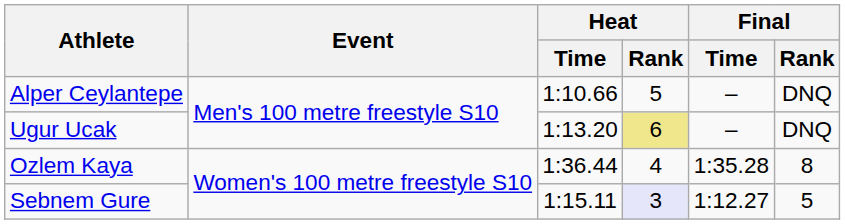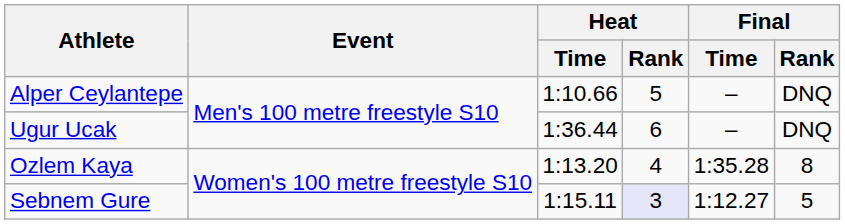(580, 129) 1:13.20 -> (580, 129) 1:36.44
(656, 129) khaki background -> (656, 129) no background
(580, 165) 1:36.44 -> (580, 165) 1:13.20
